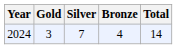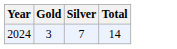- column: (120, 14)
